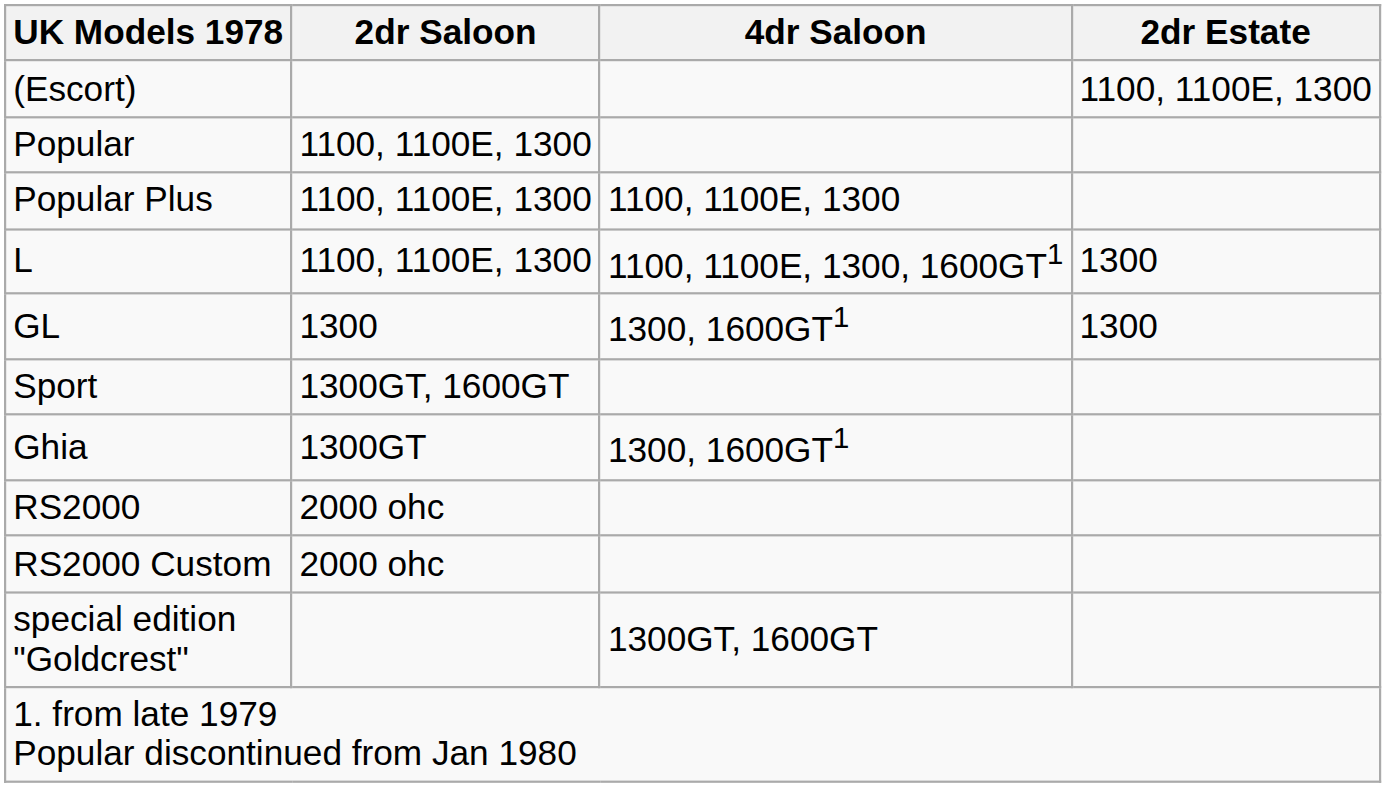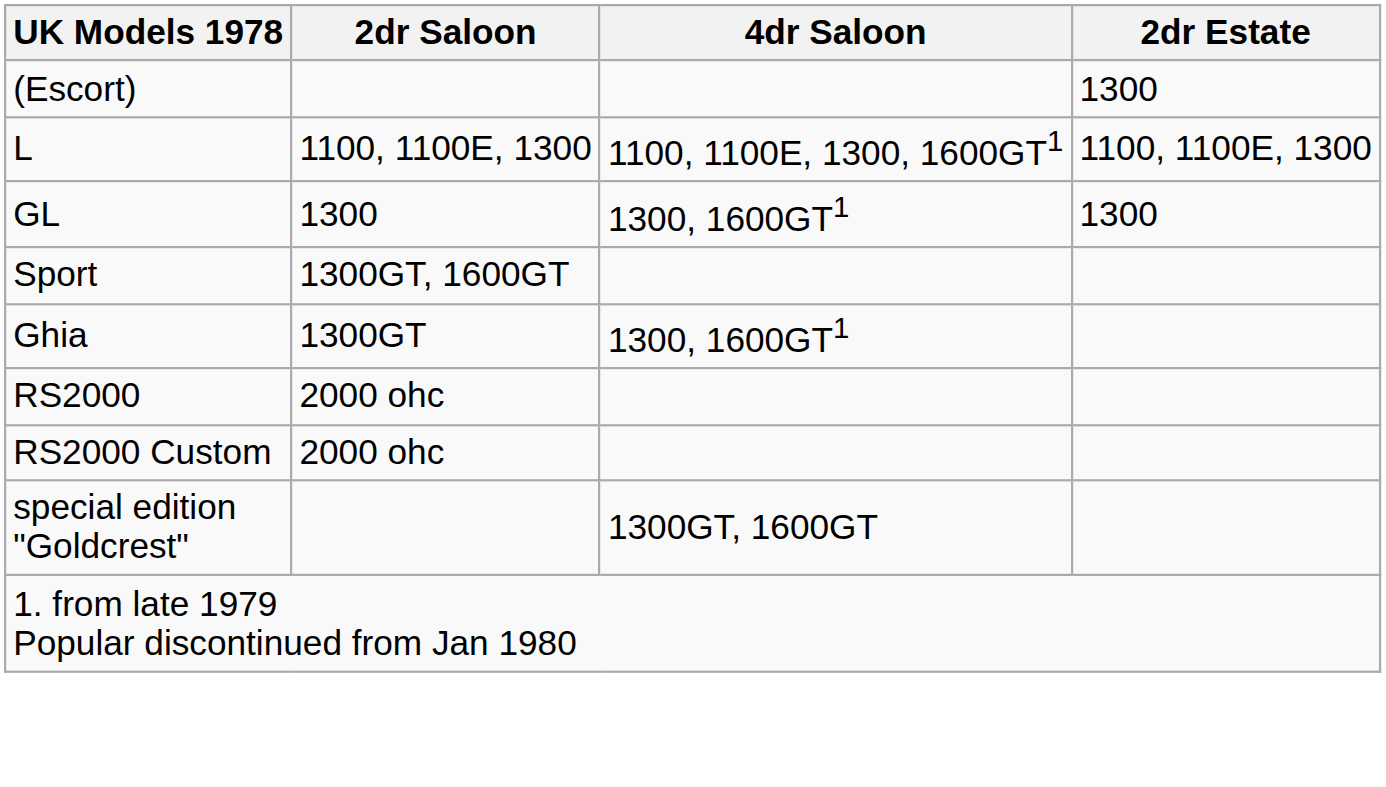(1226, 88) 1100, 1100E, 1300 -> (1119, 88) 1300
- row: (74, 144)
- row: (113, 199)
(1119, 260) 1300 -> (1226, 148) 1100, 1100E, 1300
